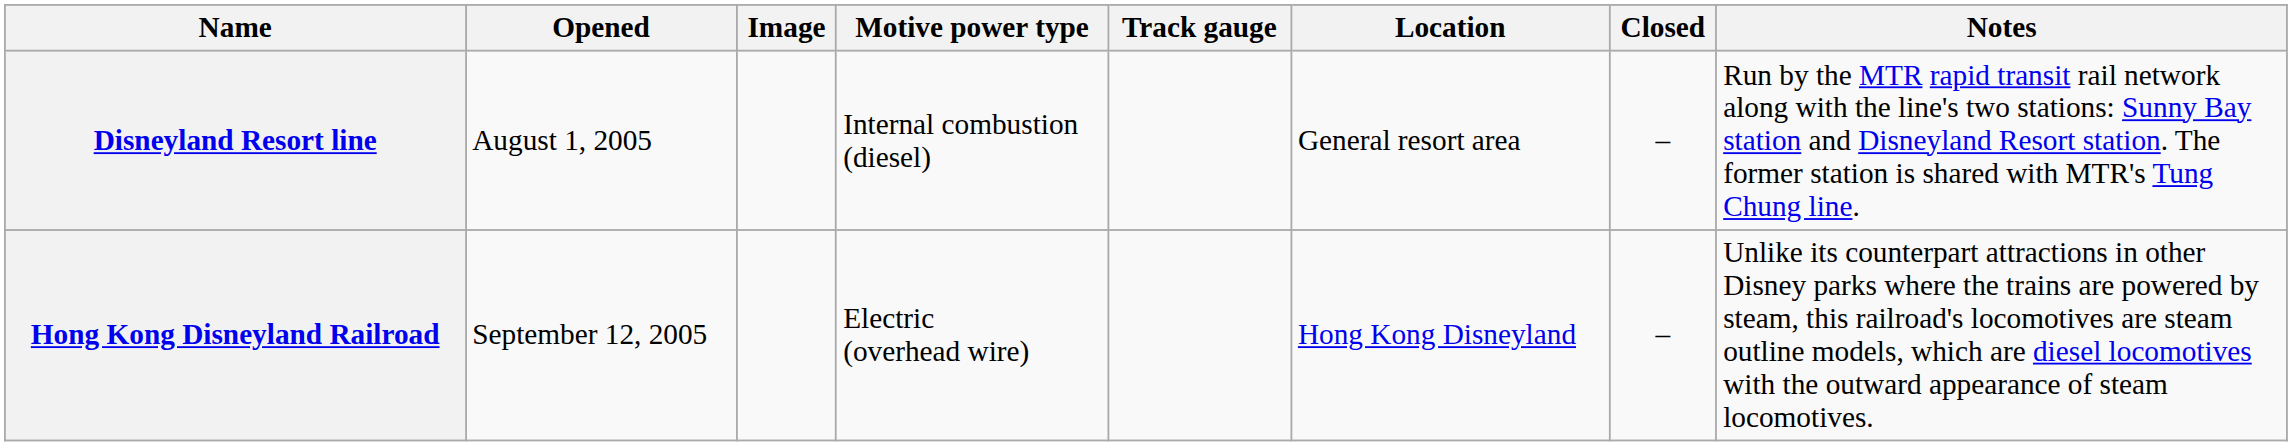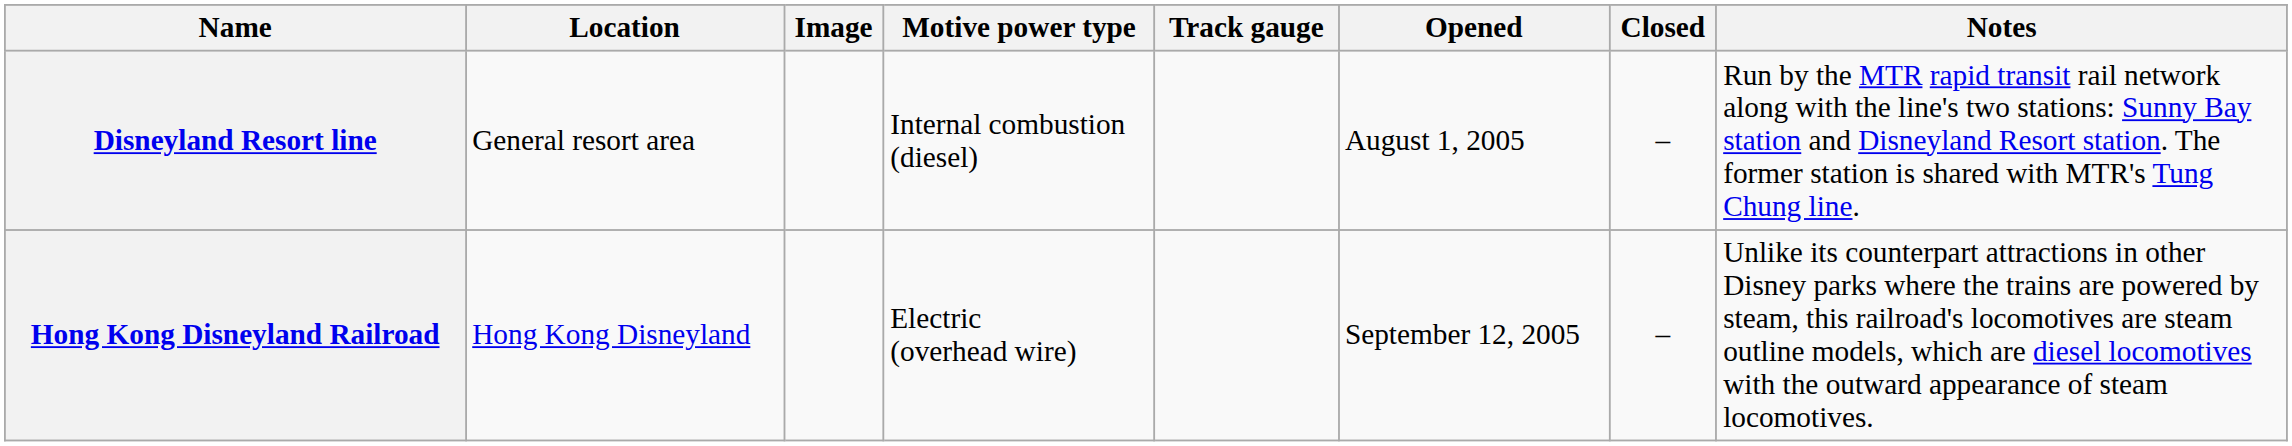columns swapped: (1450, 27) <-> (601, 27)
